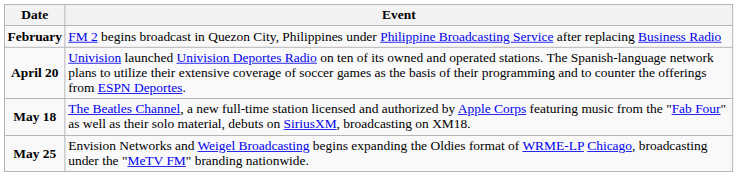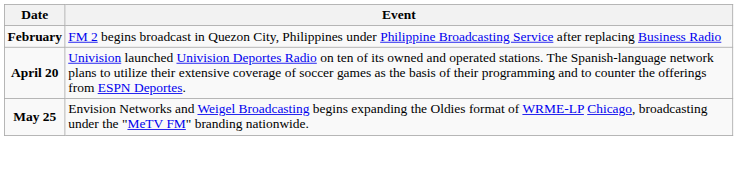- row: (35, 116)
